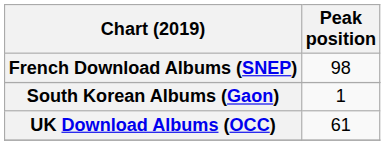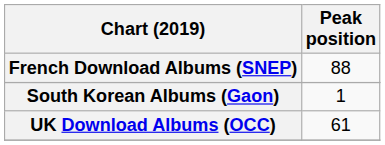(341, 67) 98 -> (341, 67) 88
